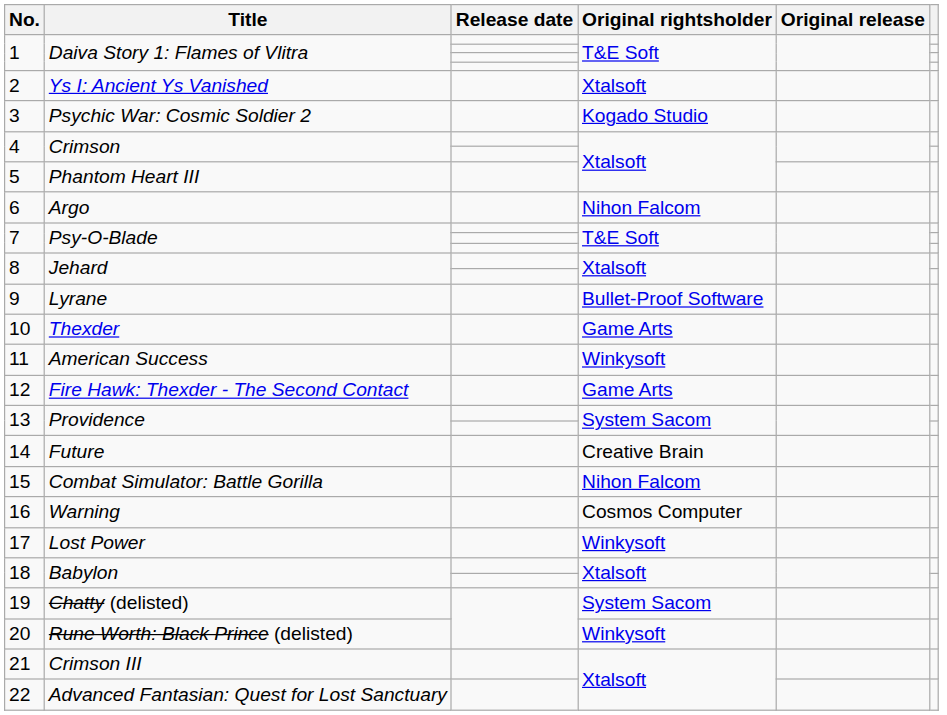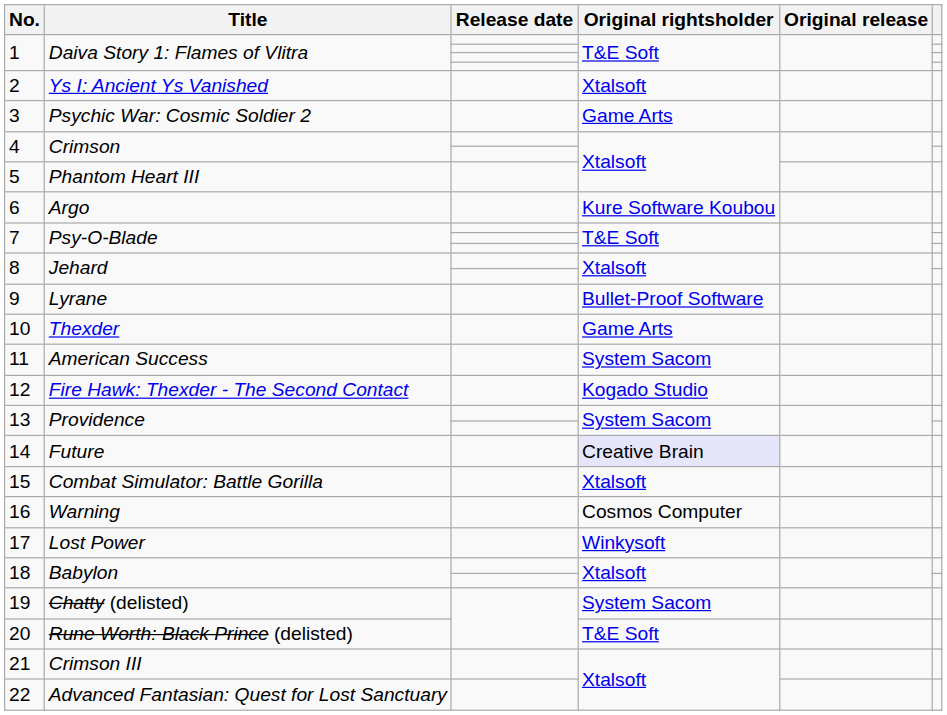(645, 116) Kogado Studio -> (627, 116) Game Arts
(641, 207) Nihon Falcom -> (679, 207) Kure Software Koubou
(624, 359) Winkysoft -> (647, 359) System Sacom
(627, 390) Game Arts -> (645, 390) Kogado Studio
(643, 450) no background -> (643, 450) lavender background
(641, 481) Nihon Falcom -> (614, 481) Xtalsoft
(624, 633) Winkysoft -> (620, 633) T&E Soft
